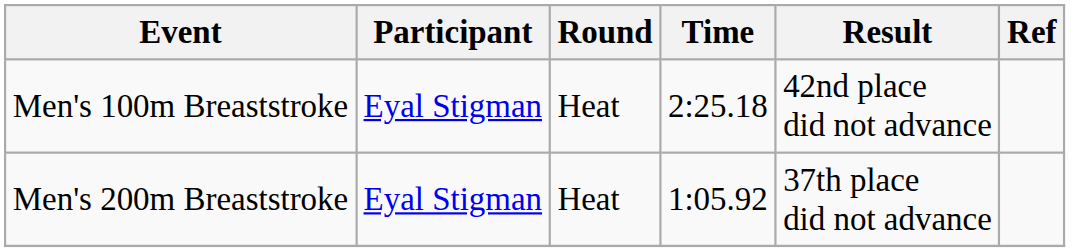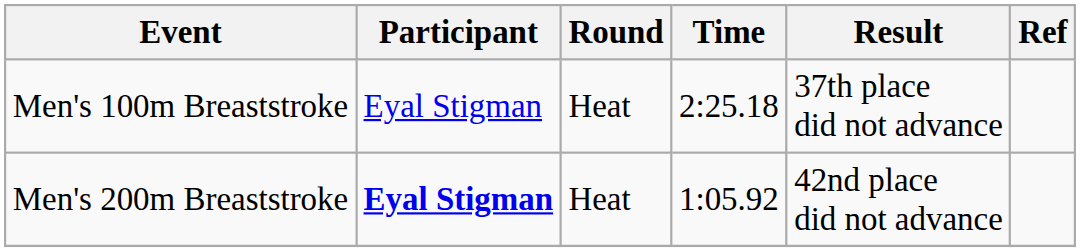(887, 105) 42nd place did not advance -> (898, 105) 37th place did not advance
(453, 199) normal -> (458, 199) bold
(887, 199) 37th place did not advance -> (898, 199) 42nd place did not advance
